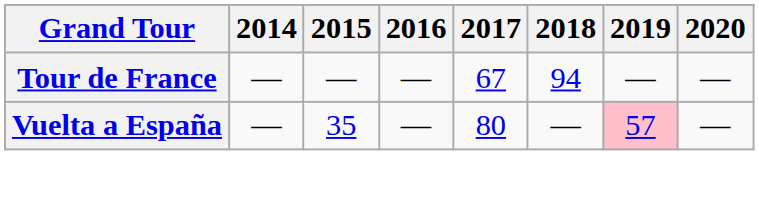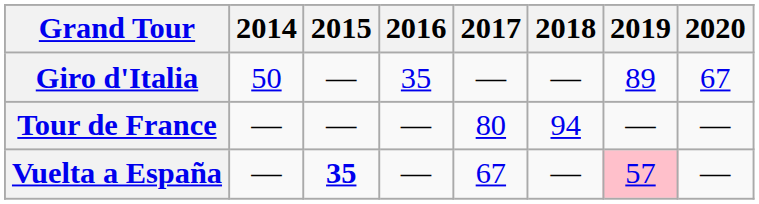+ row: (117, 76)
(491, 76) 67 -> (491, 125) 80
(341, 125) normal -> (341, 173) bold
(491, 125) 80 -> (491, 173) 67
